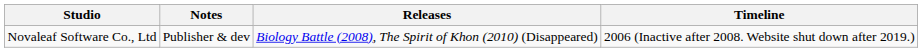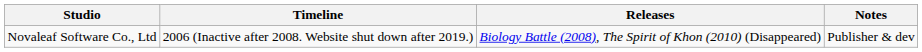columns swapped: (759, 15) <-> (206, 15)
